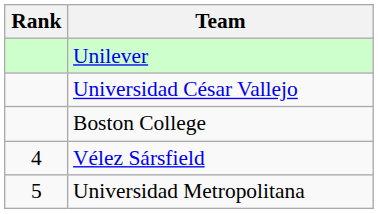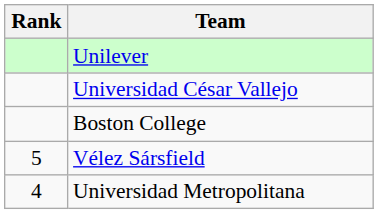(36, 157) 4 -> (36, 157) 5
(36, 191) 5 -> (36, 191) 4
